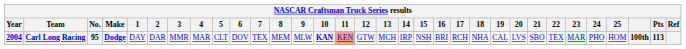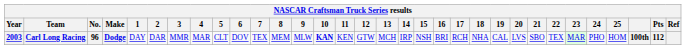(14, 38) 2004 -> (14, 38) 2003
(95, 38) 95 -> (95, 38) 96
(345, 38) lightsalmon background -> (345, 38) no background
(658, 38) 113 -> (658, 38) 112
